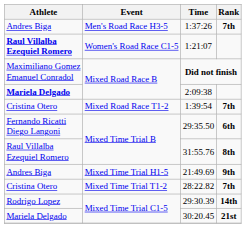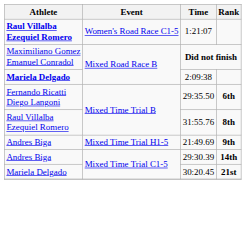- row: (198, 26)
- row: (198, 106)
- row: (198, 186)
(33, 201) Rodrigo Lopez -> (29, 157) Andres Biga
